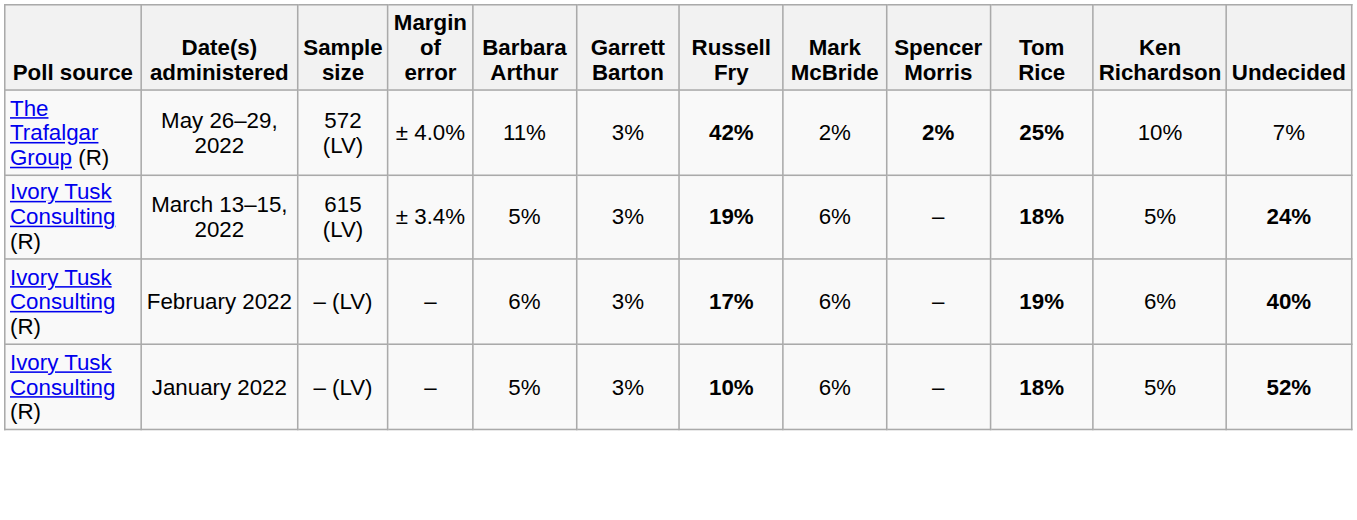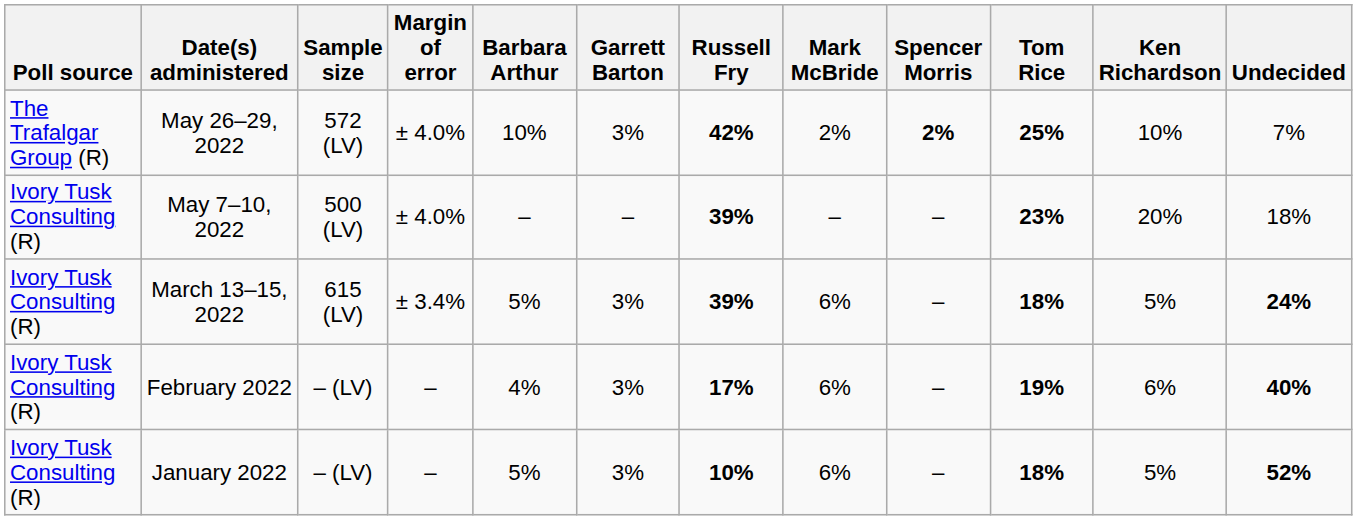(524, 132) 11% -> (524, 132) 10%
+ row: (219, 217)
(731, 217) 19% -> (731, 302) 39%
(524, 302) 6% -> (524, 387) 4%
